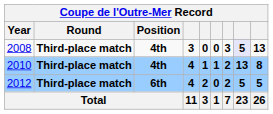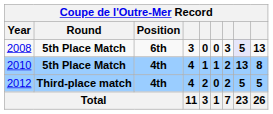(84, 48) Third-place match -> (84, 48) 5th Place Match
(158, 48) 4th -> (158, 48) 6th
(84, 65) Third-place match -> (84, 65) 5th Place Match
(158, 83) 6th -> (158, 83) 4th
